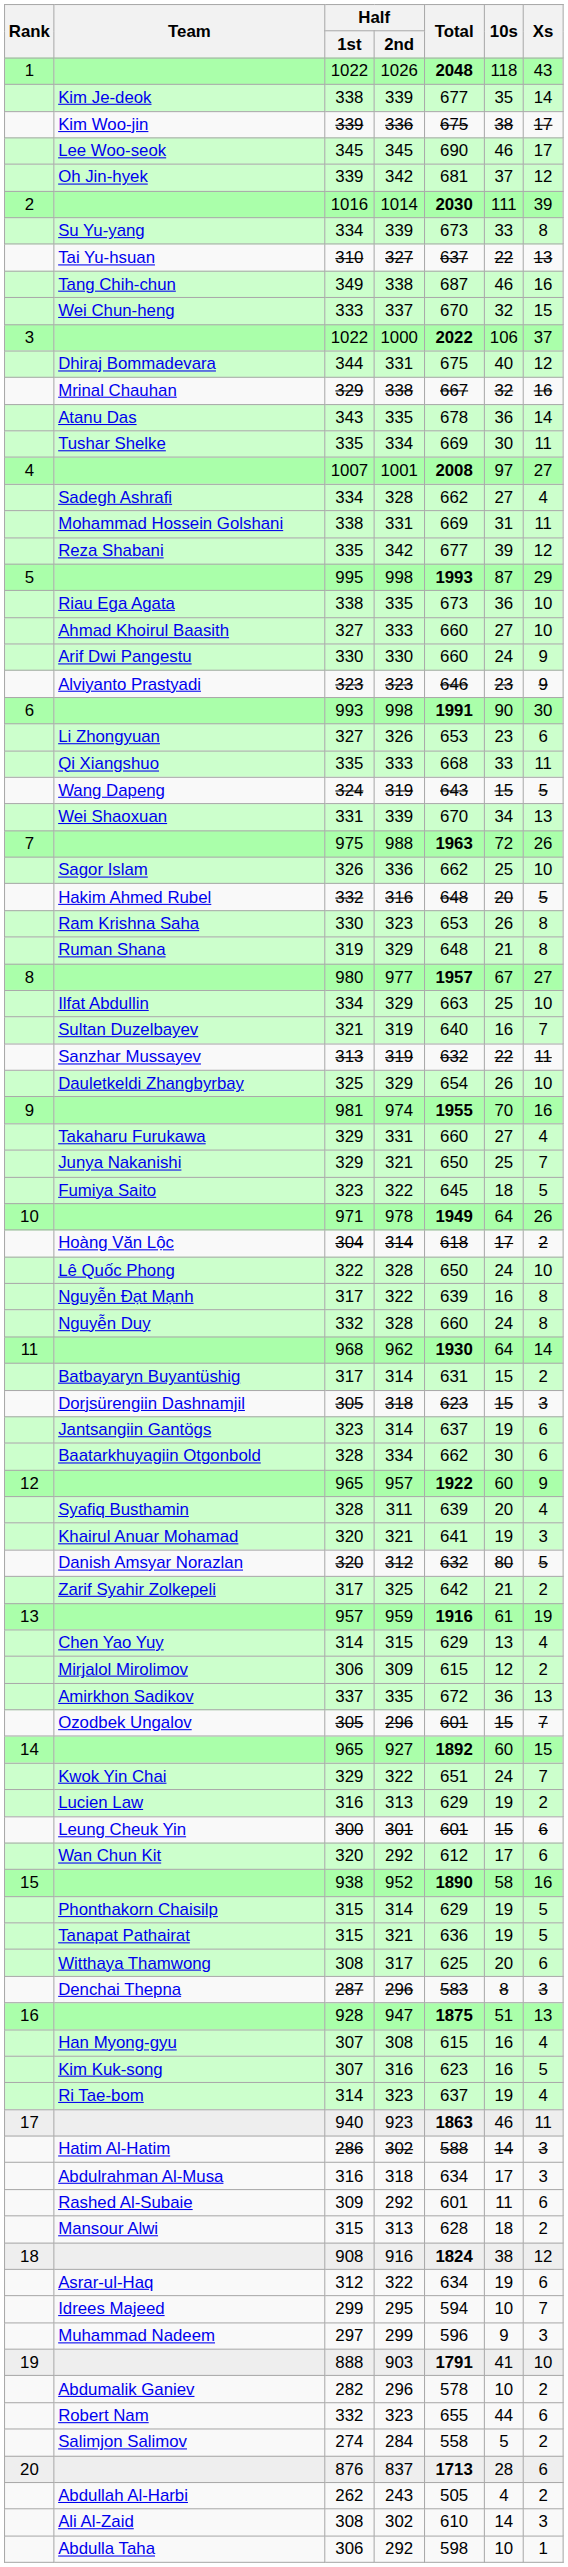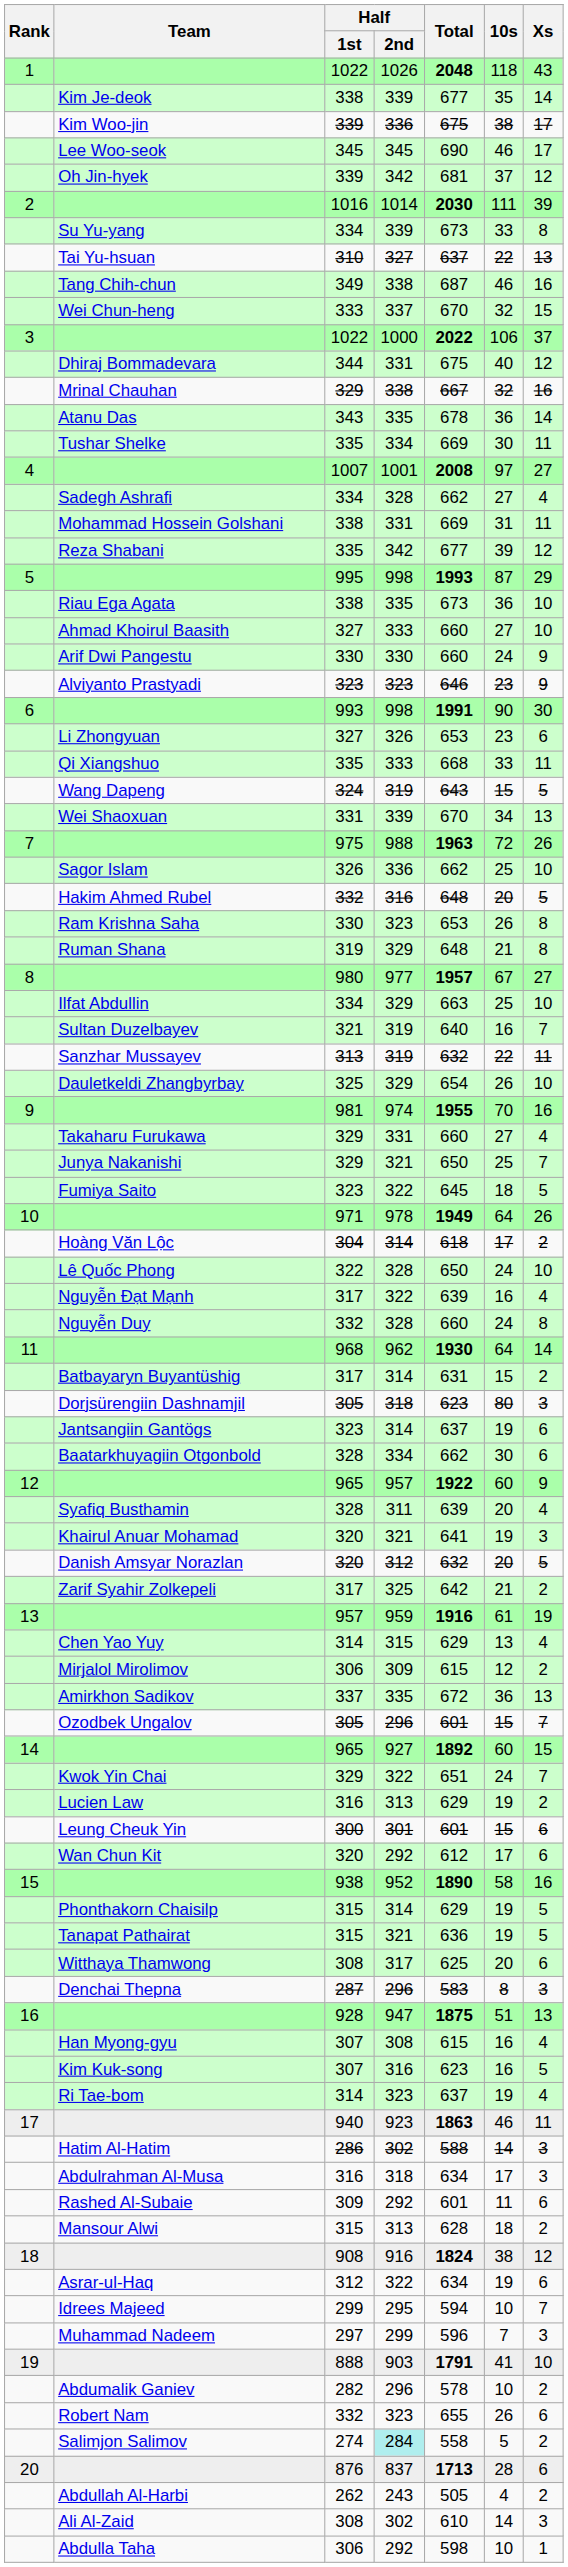(543, 1296) 8 -> (543, 1296) 4
(504, 1403) 15 -> (504, 1403) 80
(504, 1563) 80 -> (504, 1563) 20
(504, 2335) 9 -> (504, 2335) 7
(504, 2415) 44 -> (504, 2415) 26
(399, 2442) no background -> (399, 2442) paleturquoise background
